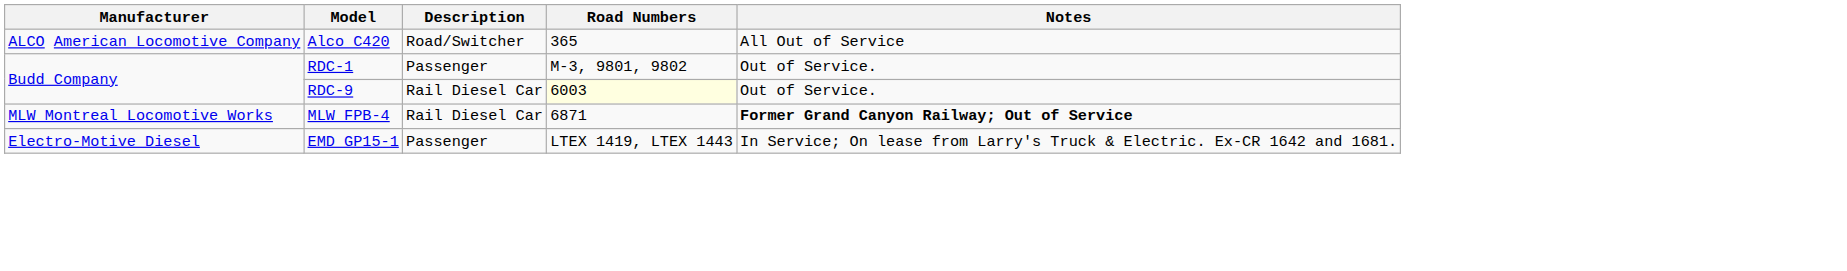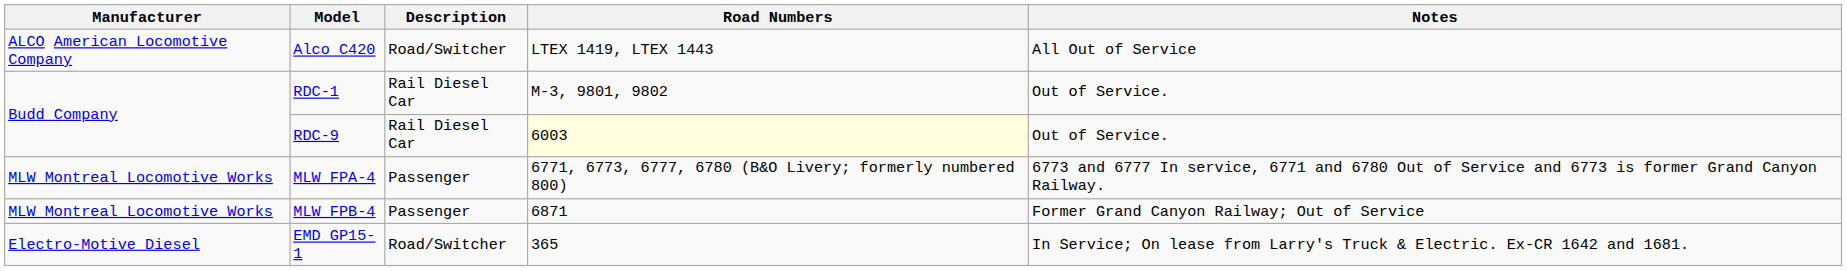(564, 42) 365 -> (622, 51) LTEX 1419, LTEX 1443
(447, 67) Passenger -> (438, 93) Rail Diesel Car
+ row: (334, 178)
(475, 116) Rail Diesel Car -> (429, 211) Passenger
(936, 116) bold -> (1228, 211) normal
(447, 141) Passenger -> (448, 245) Road/Switcher
(642, 141) LTEX 1419, LTEX 1443 -> (545, 245) 365
